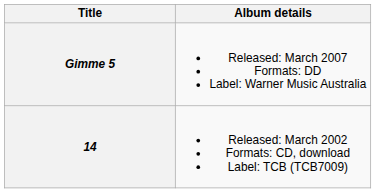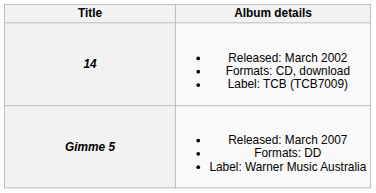rows swapped: (90, 146) <-> (90, 64)
